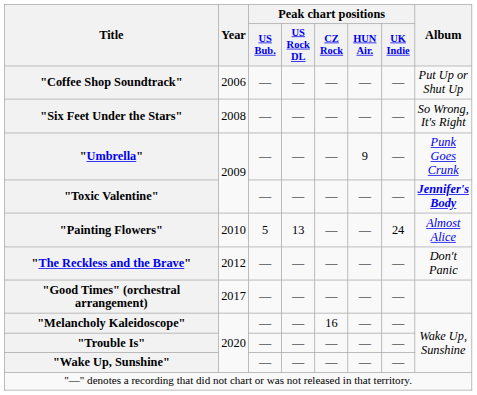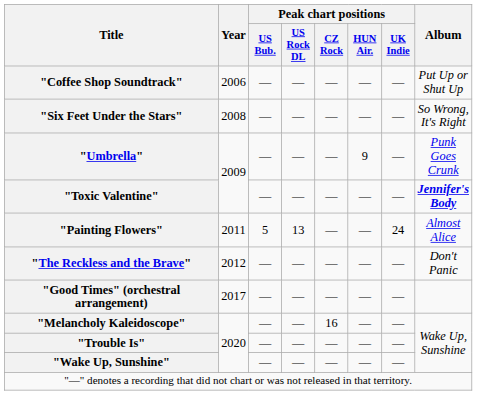(233, 230) 2010 -> (233, 230) 2011
